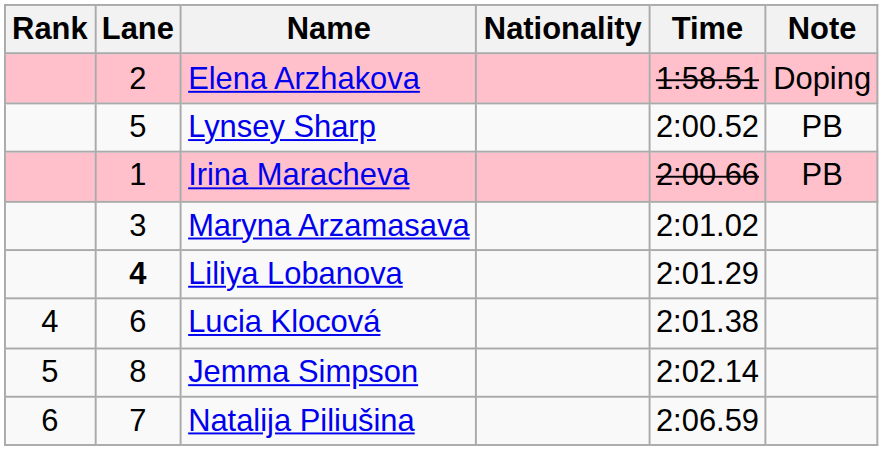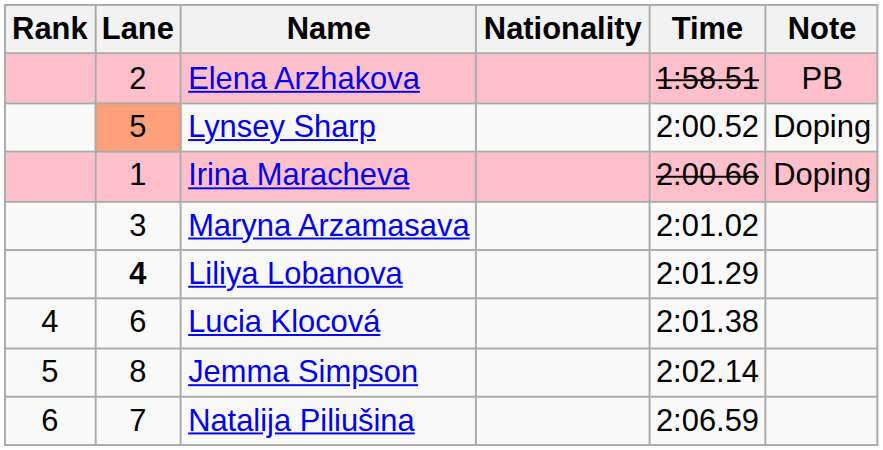(822, 77) Doping -> (822, 77) PB
(138, 126) no background -> (138, 126) lightsalmon background
(822, 126) PB -> (822, 126) Doping
(822, 175) PB -> (822, 175) Doping
